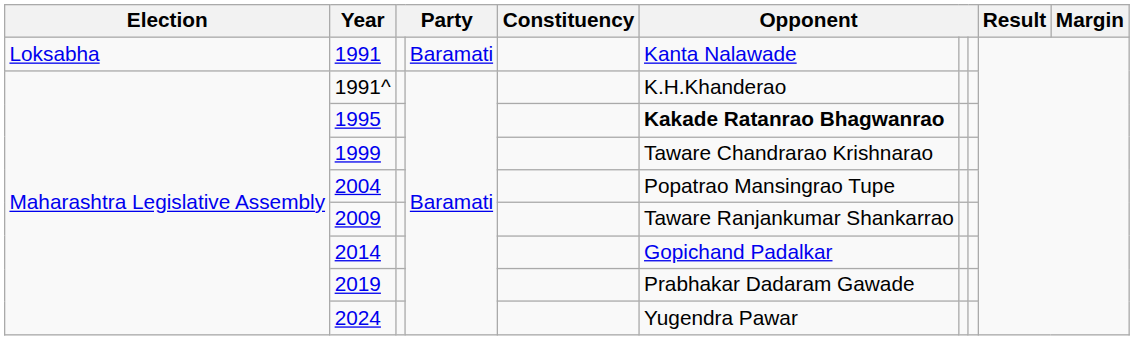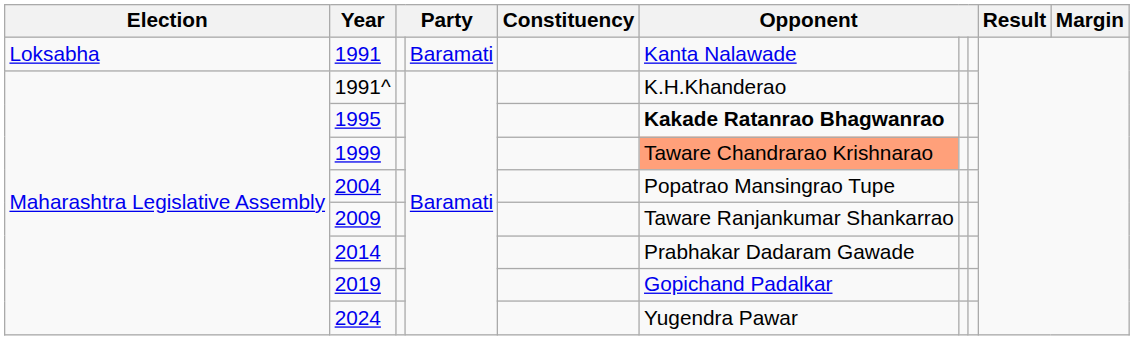(789, 152) no background -> (789, 152) lightsalmon background
(738, 251) Gopichand Padalkar -> (779, 251) Prabhakar Dadaram Gawade
(779, 284) Prabhakar Dadaram Gawade -> (738, 284) Gopichand Padalkar
